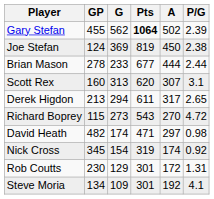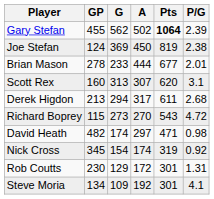columns swapped: (171, 13) <-> (145, 13)
(196, 64) 2.44 -> (196, 64) 2.01
(196, 99) 2.65 -> (196, 99) 2.68
